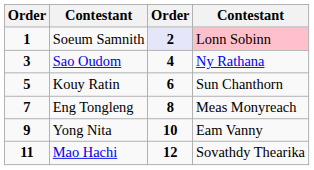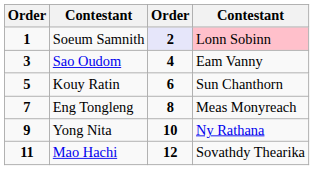(230, 61) Ny Rathana -> (229, 61) Eam Vanny
(229, 130) Eam Vanny -> (230, 130) Ny Rathana
